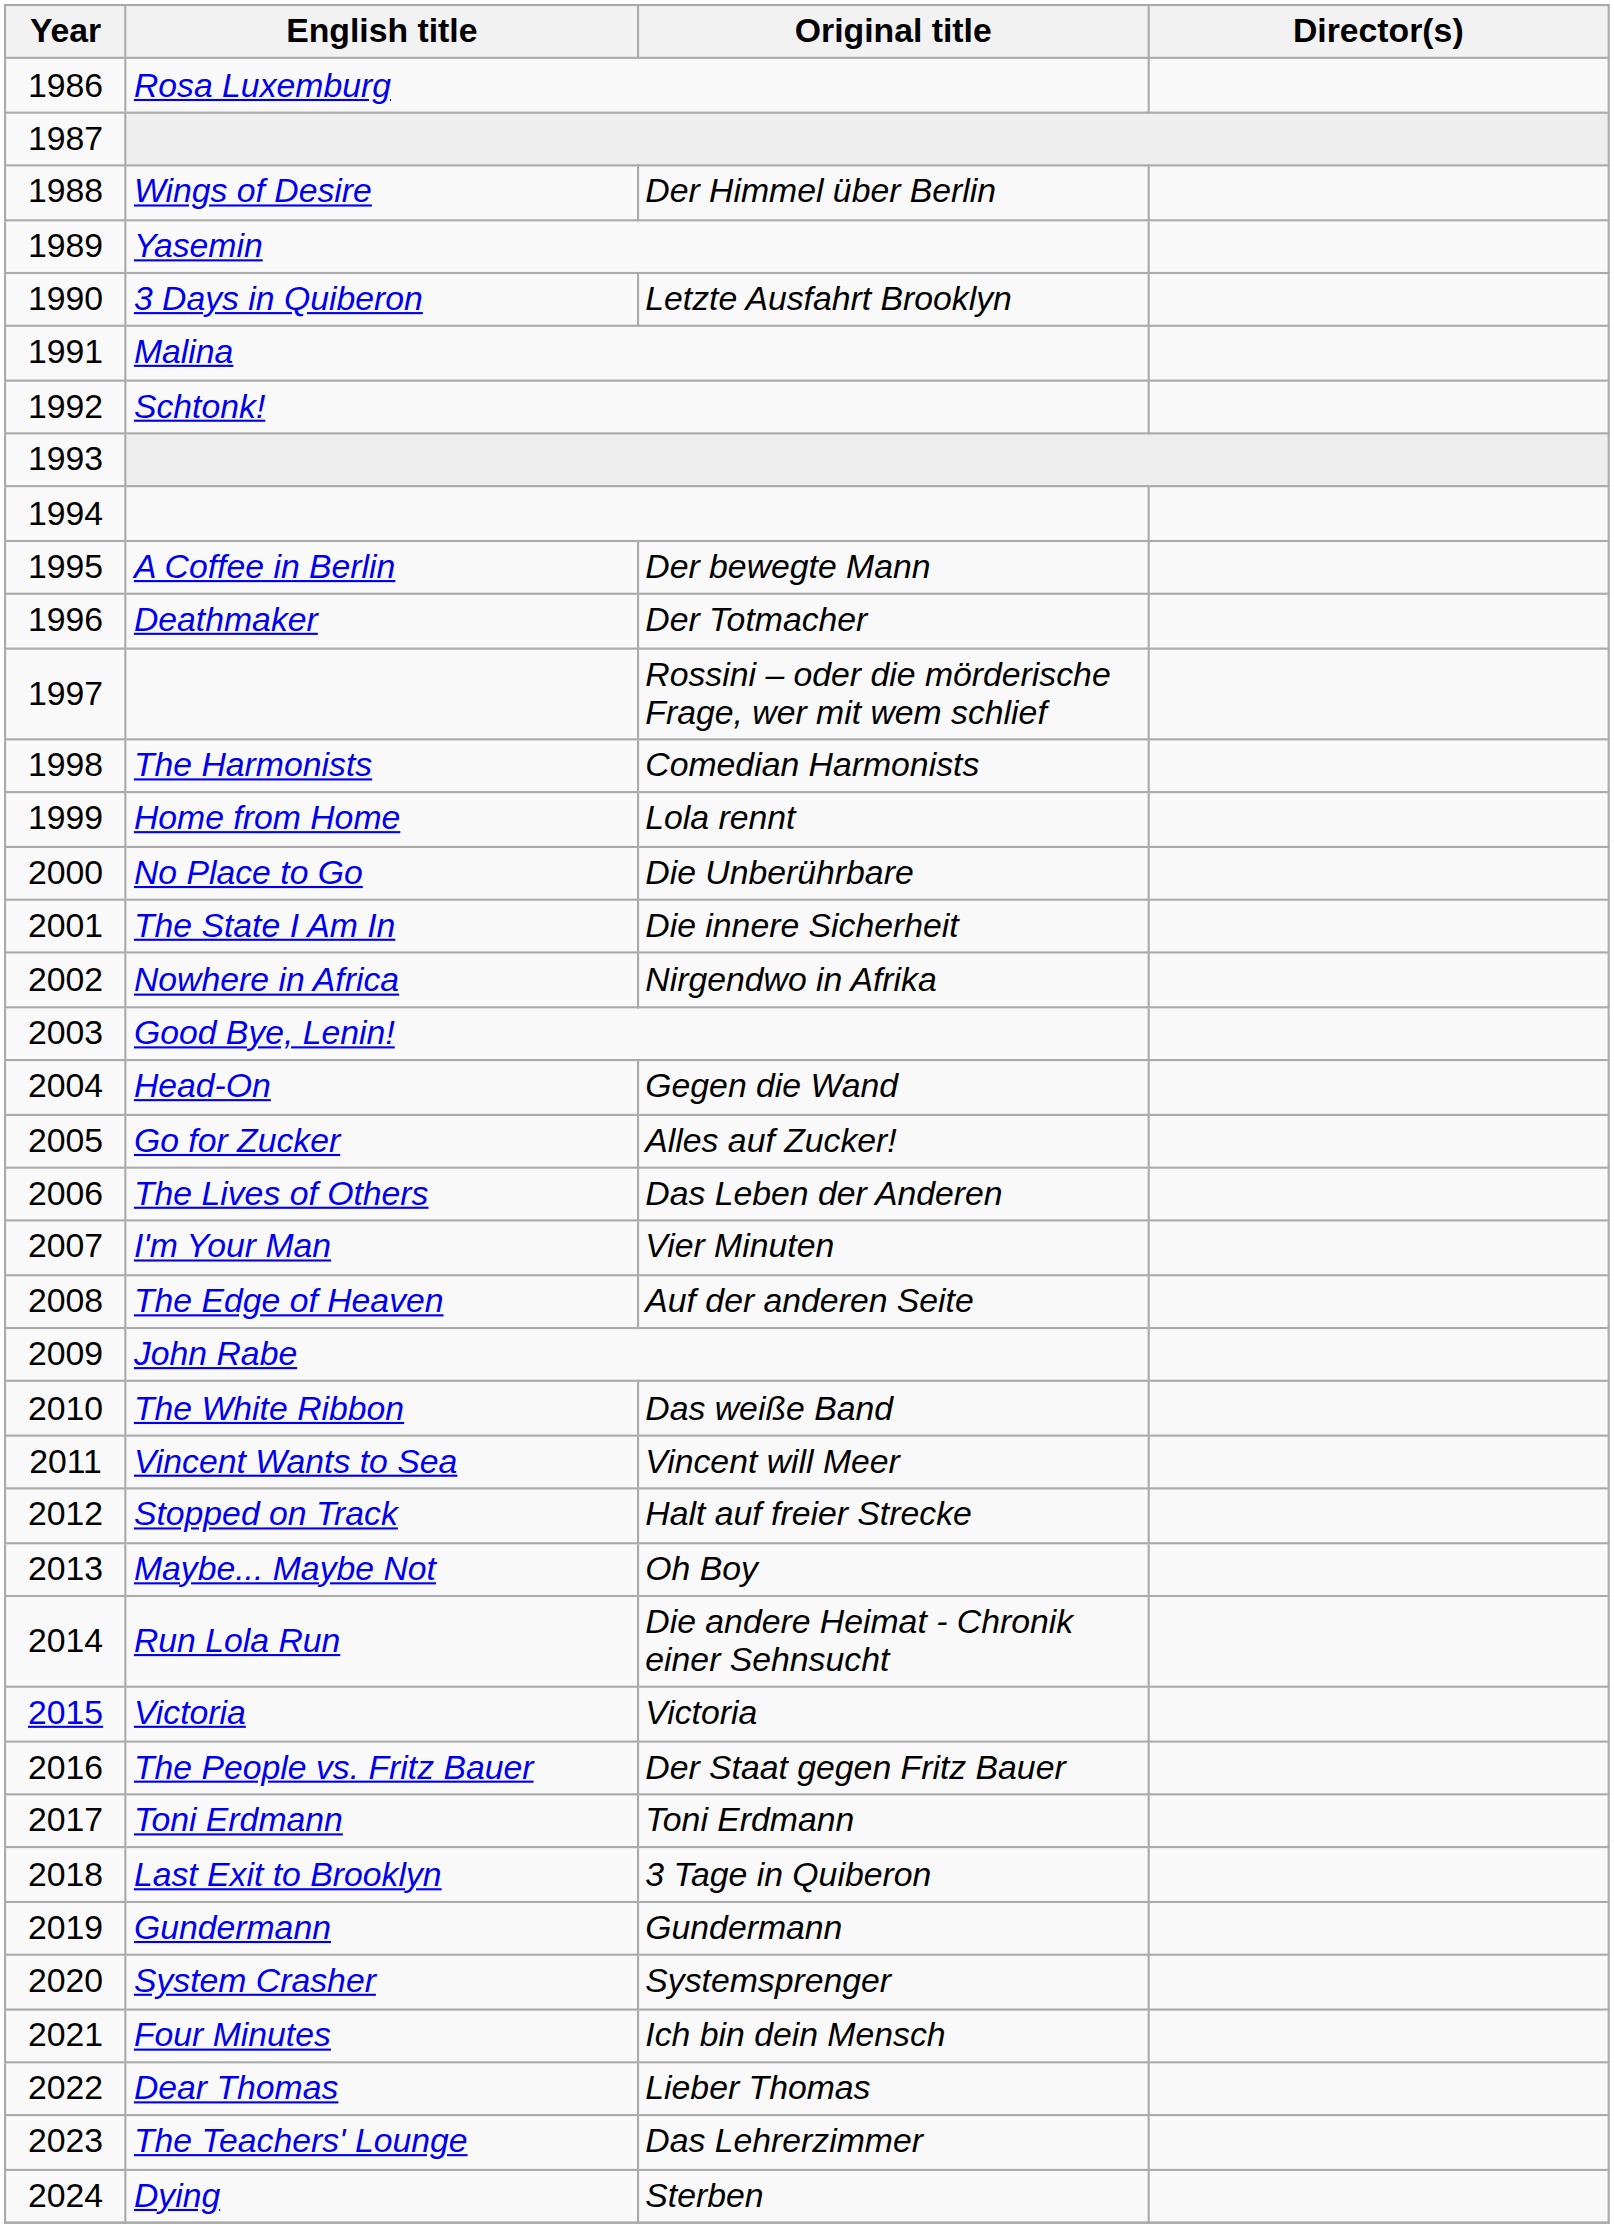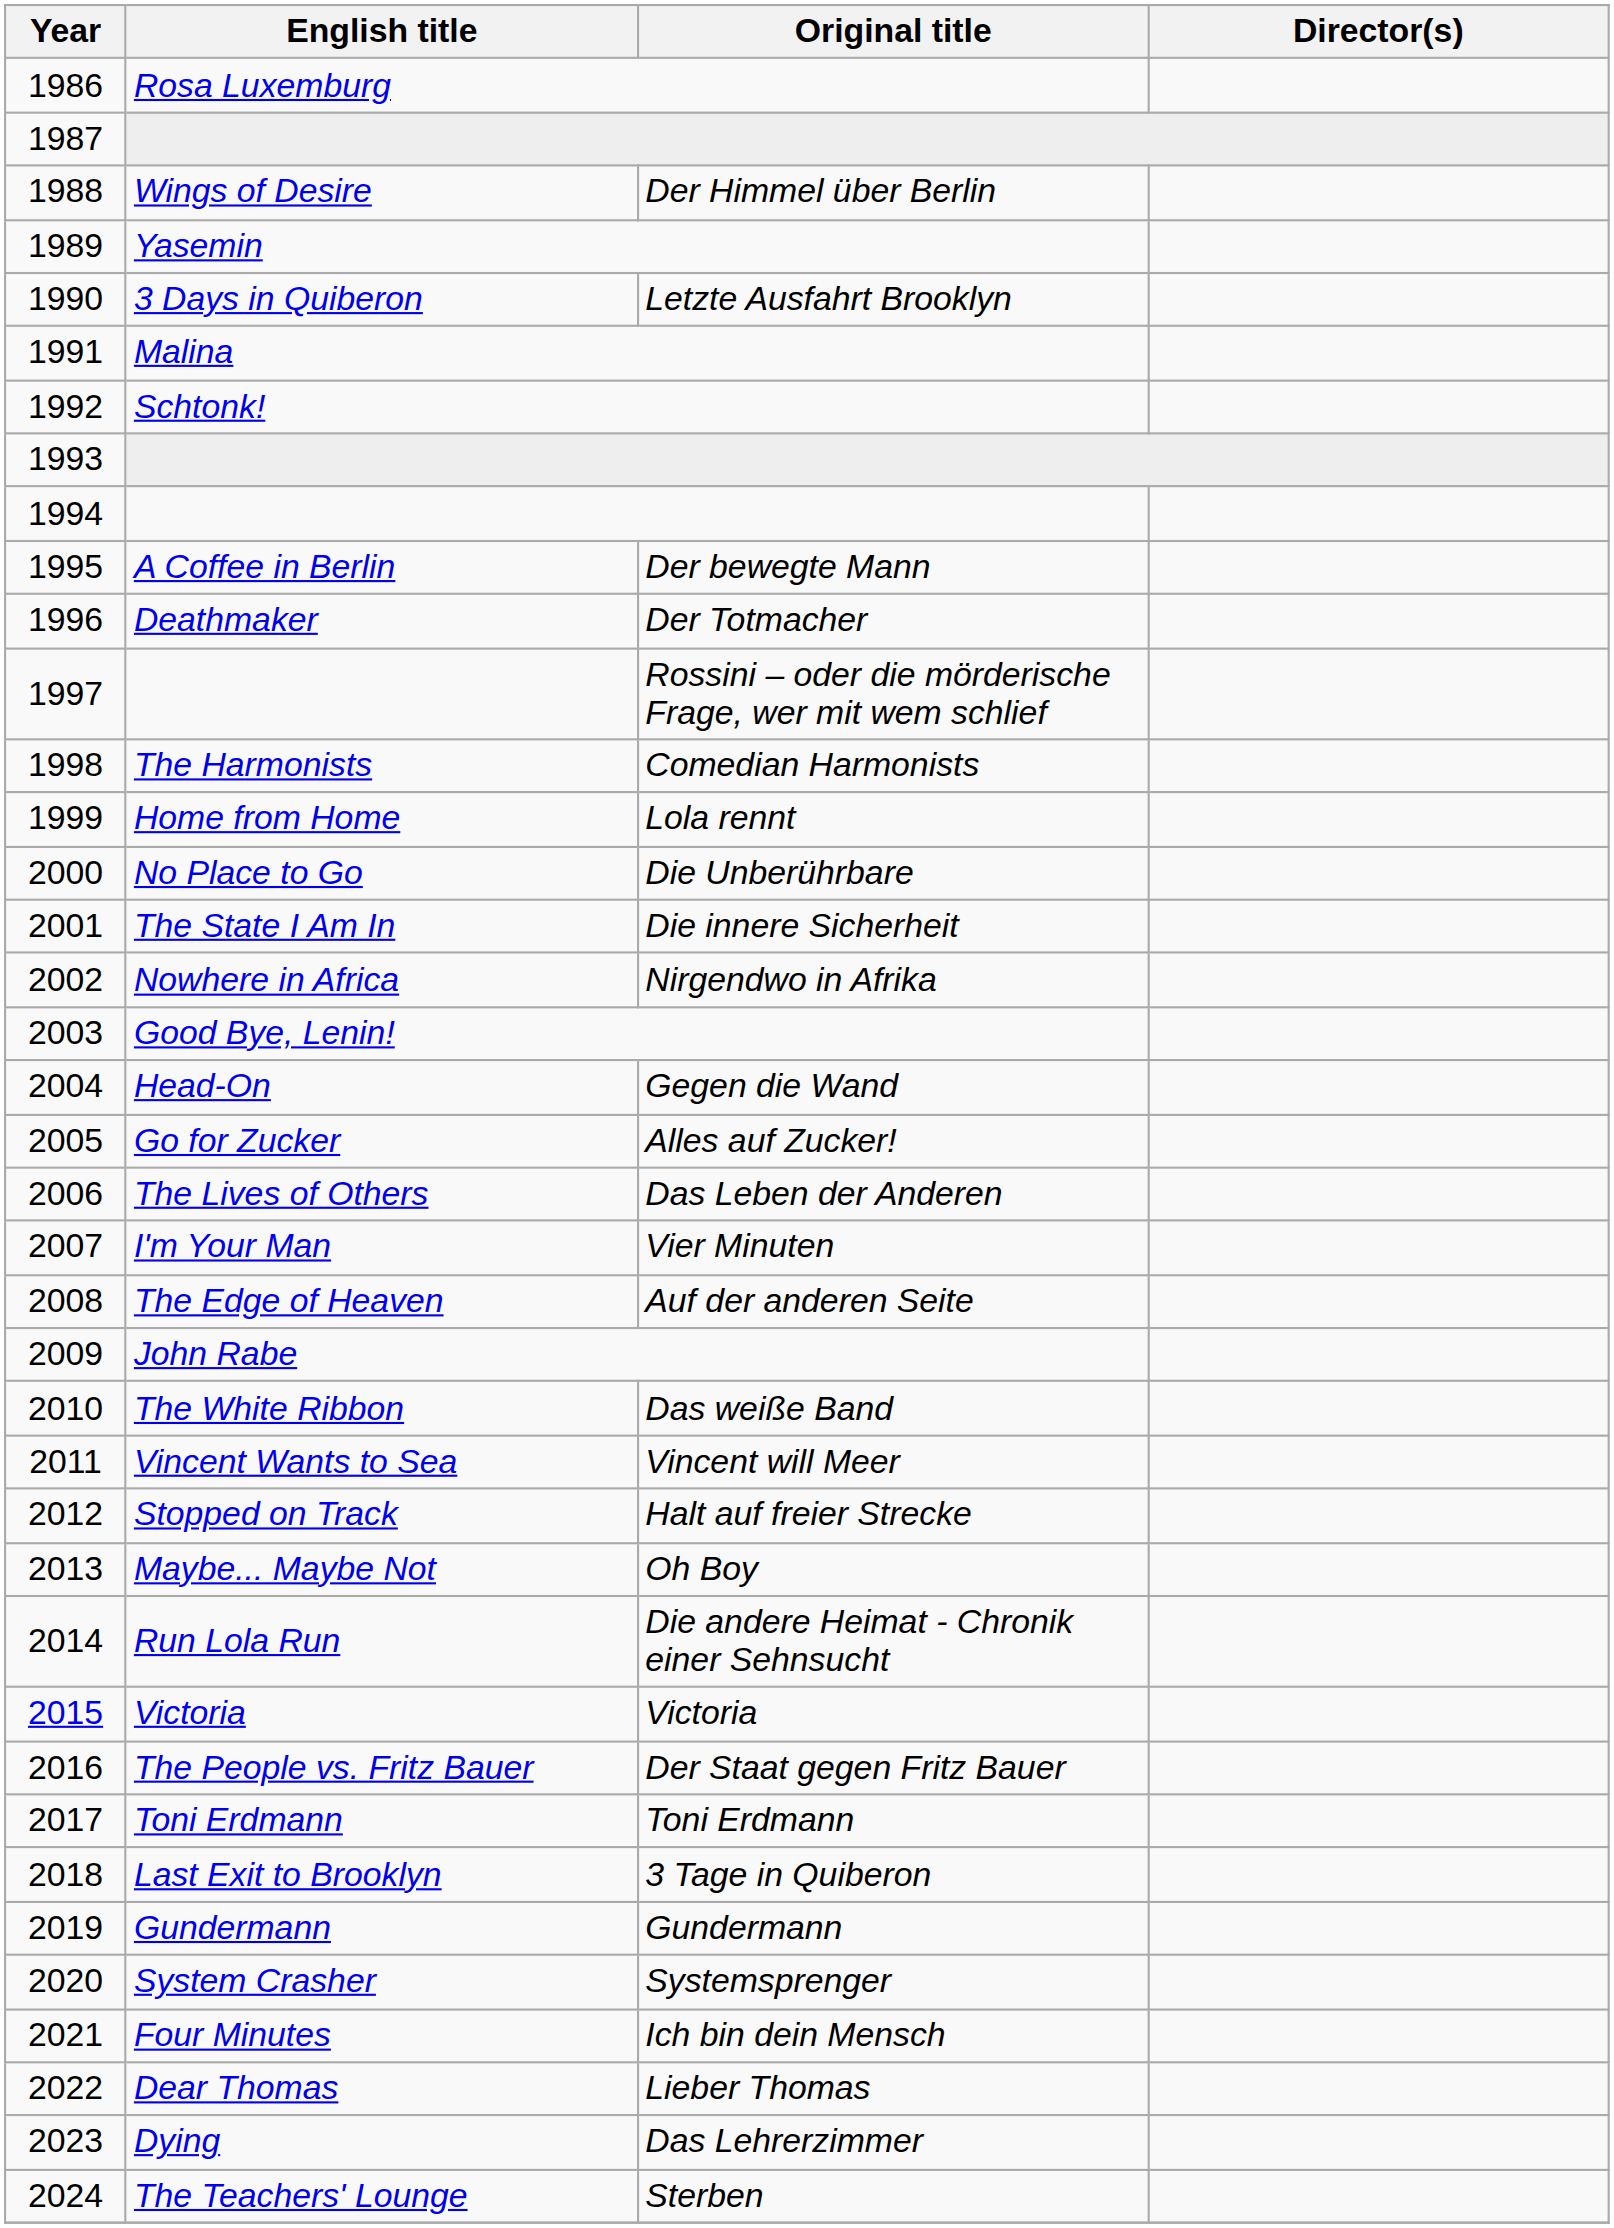(301, 2141) The Teachers' Lounge -> (177, 2141) Dying
(177, 2195) Dying -> (301, 2195) The Teachers' Lounge
